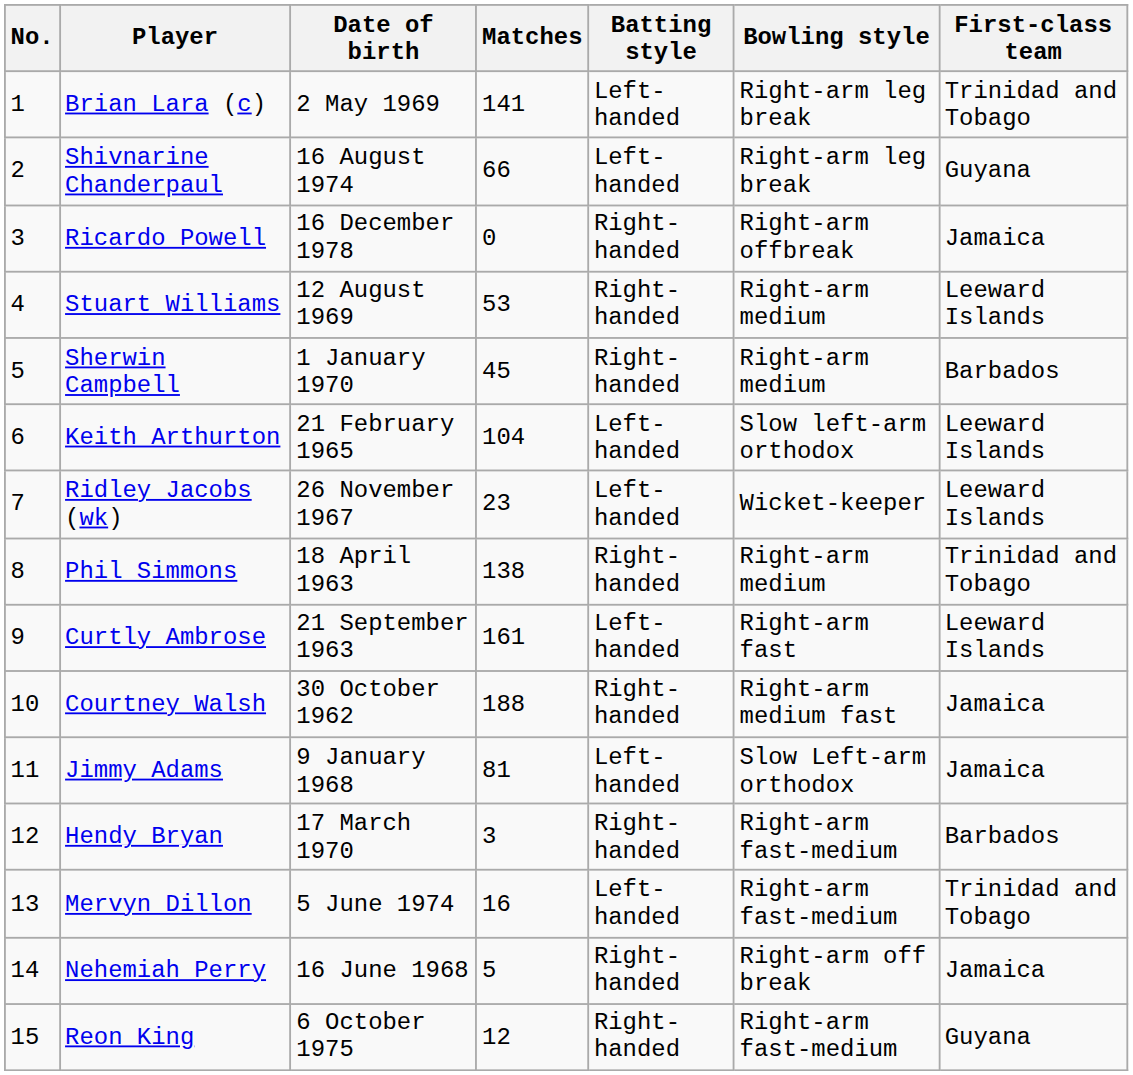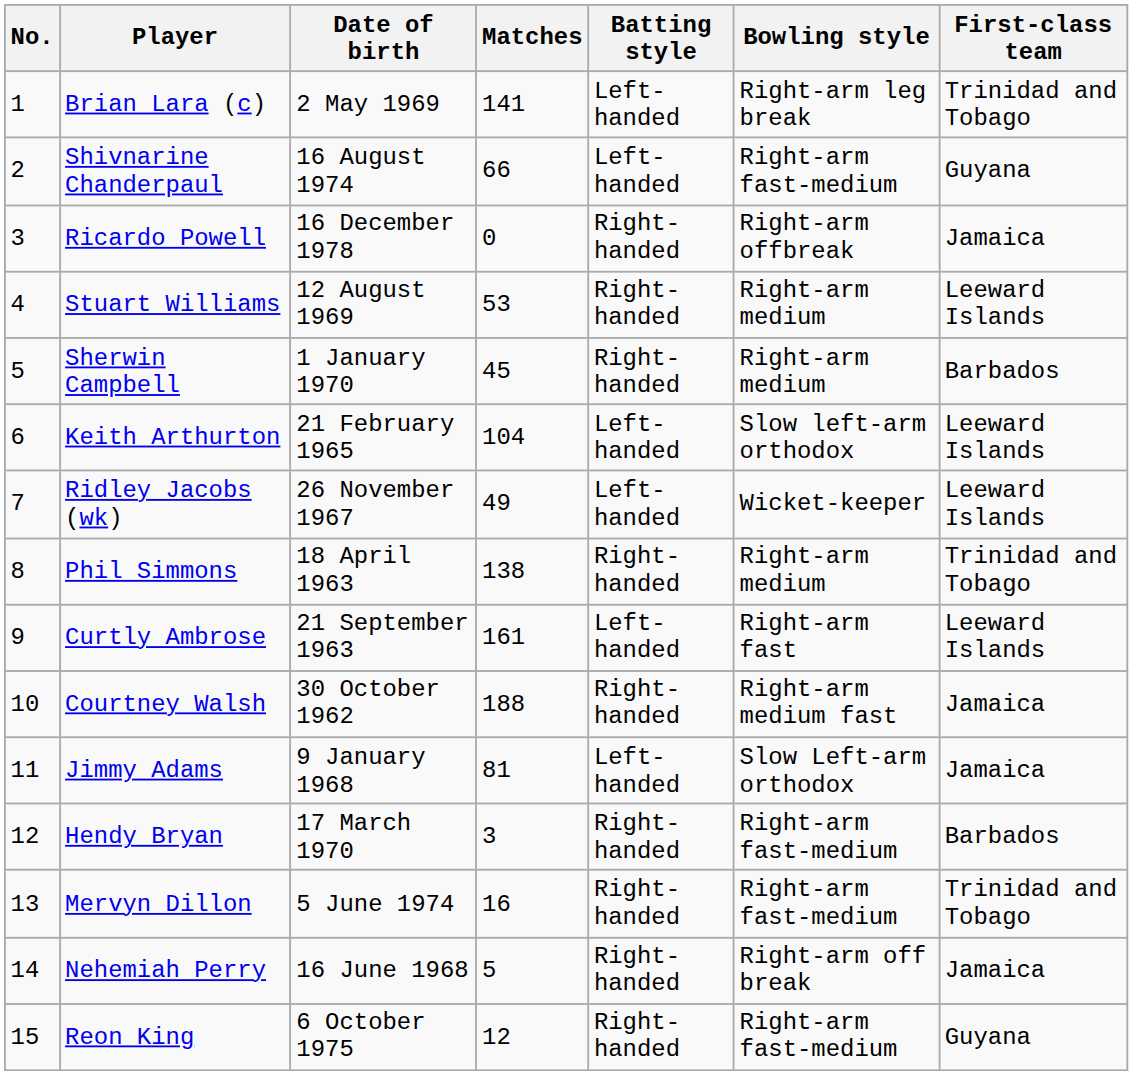(833, 171) Right-arm leg break -> (819, 171) Right-arm fast-medium
(496, 504) 23 -> (496, 504) 49
(637, 904) Left-handed -> (637, 904) Right-handed
